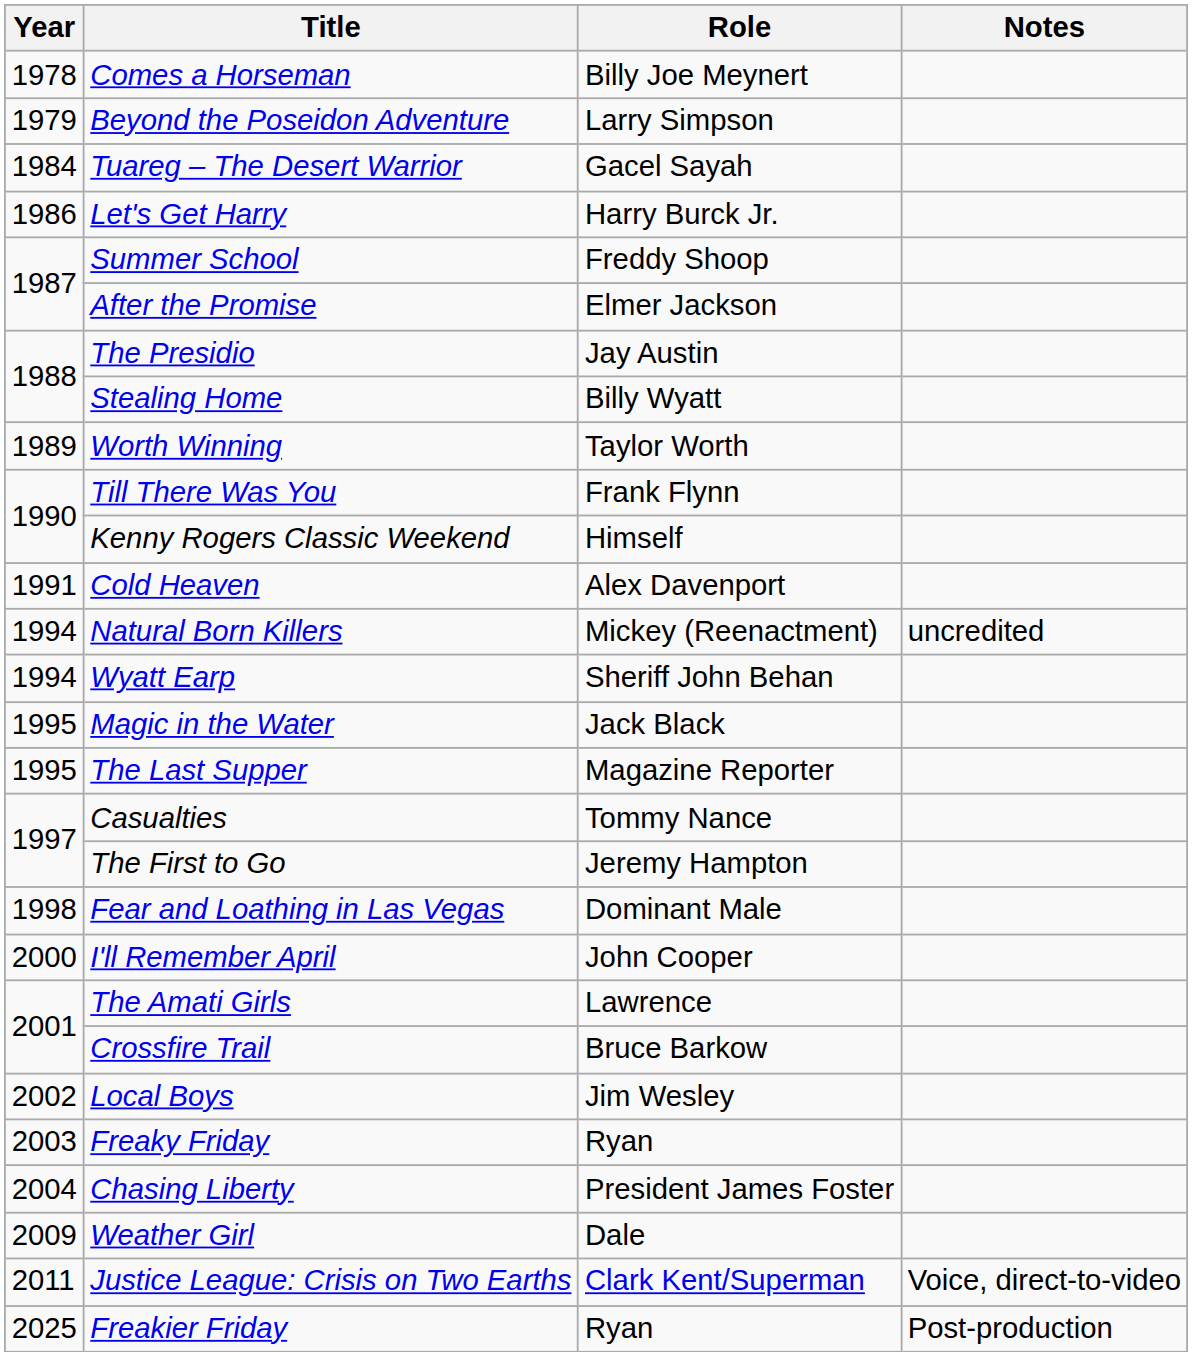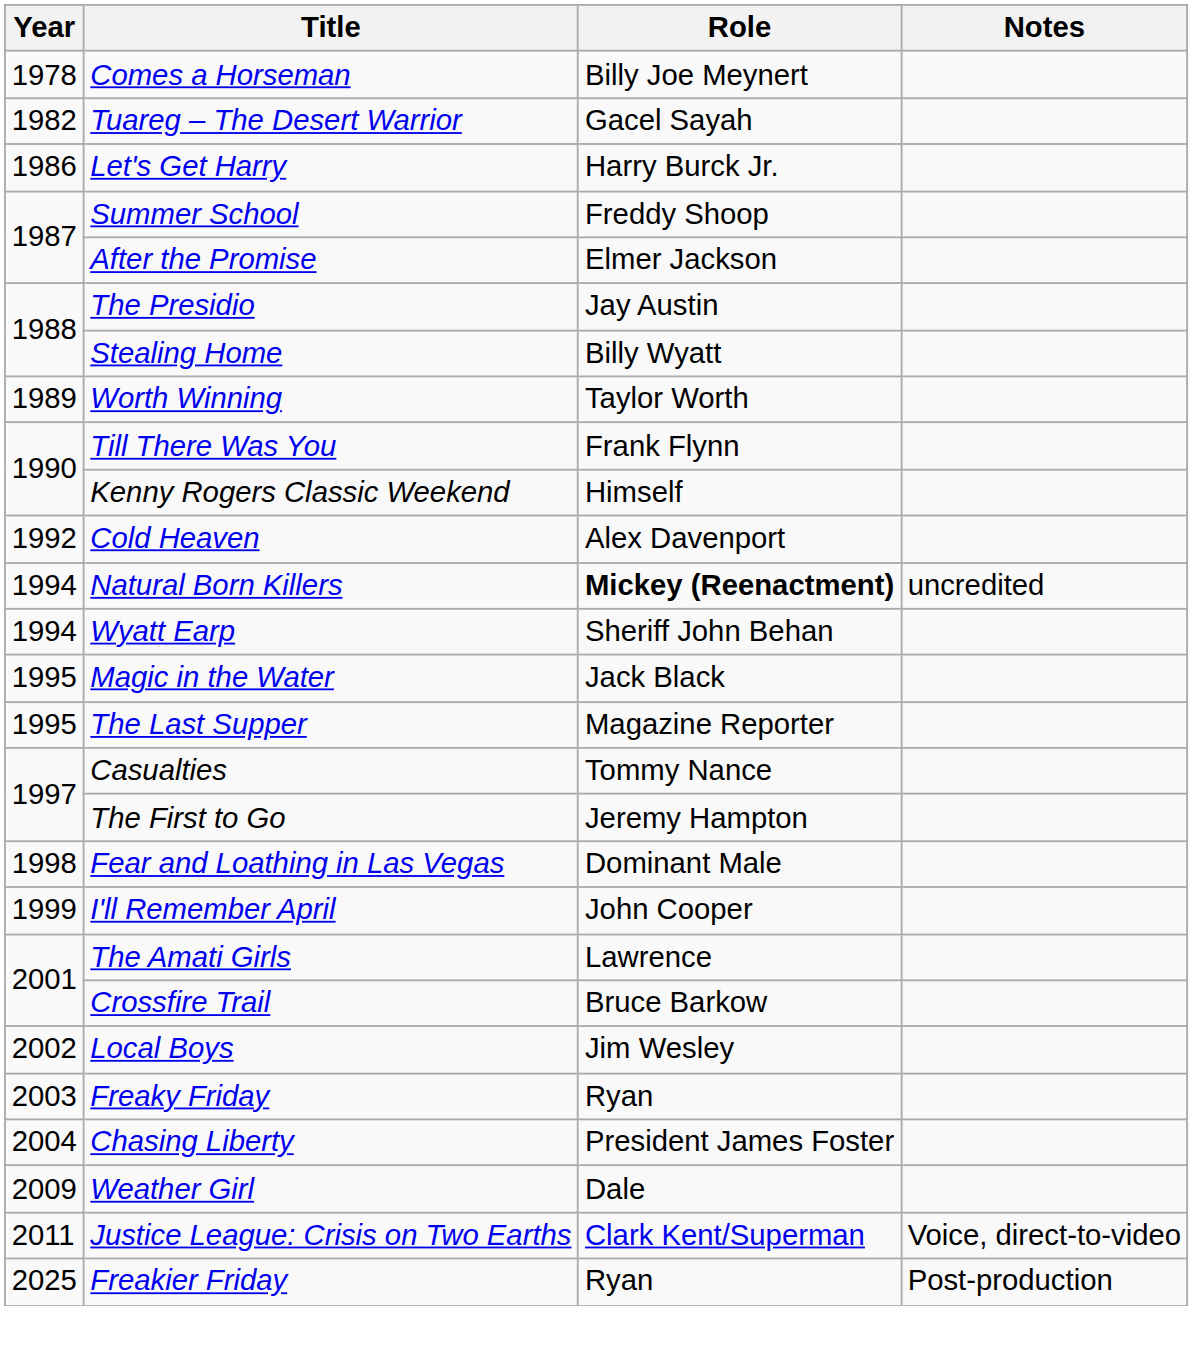- row: (300, 120)
(44, 167) 1984 -> (44, 120) 1982
(44, 584) 1991 -> (44, 538) 1992
(731, 631) normal -> (740, 584) bold
(44, 956) 2000 -> (44, 910) 1999
